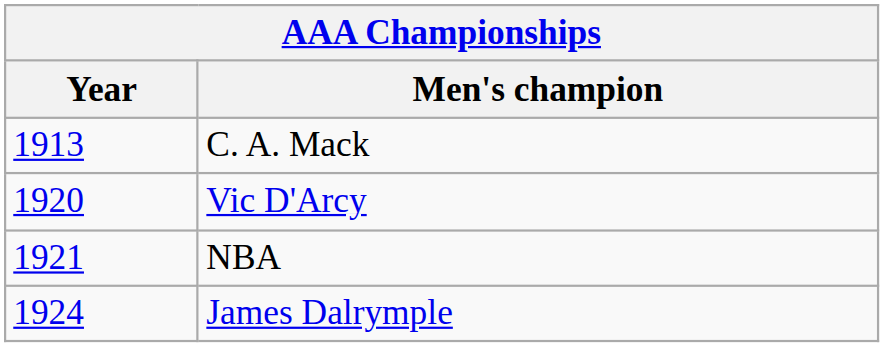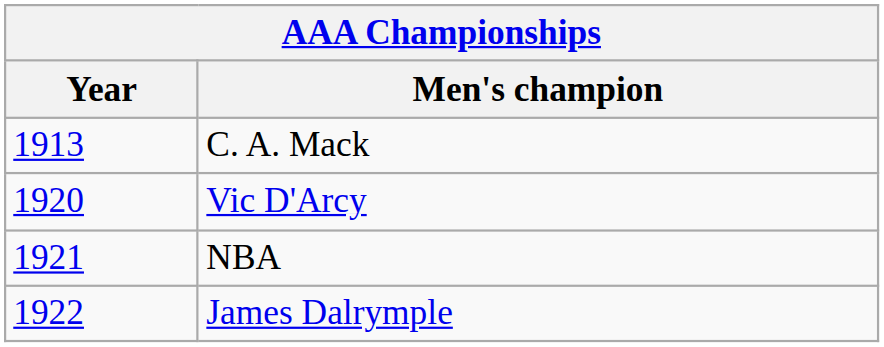(49, 312) 1924 -> (49, 312) 1922
